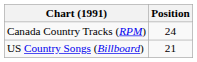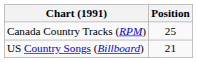(170, 31) 24 -> (170, 31) 25
